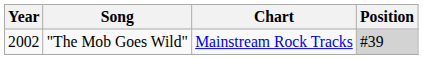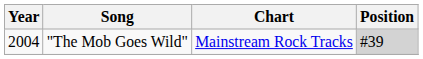(24, 41) 2002 -> (24, 41) 2004
